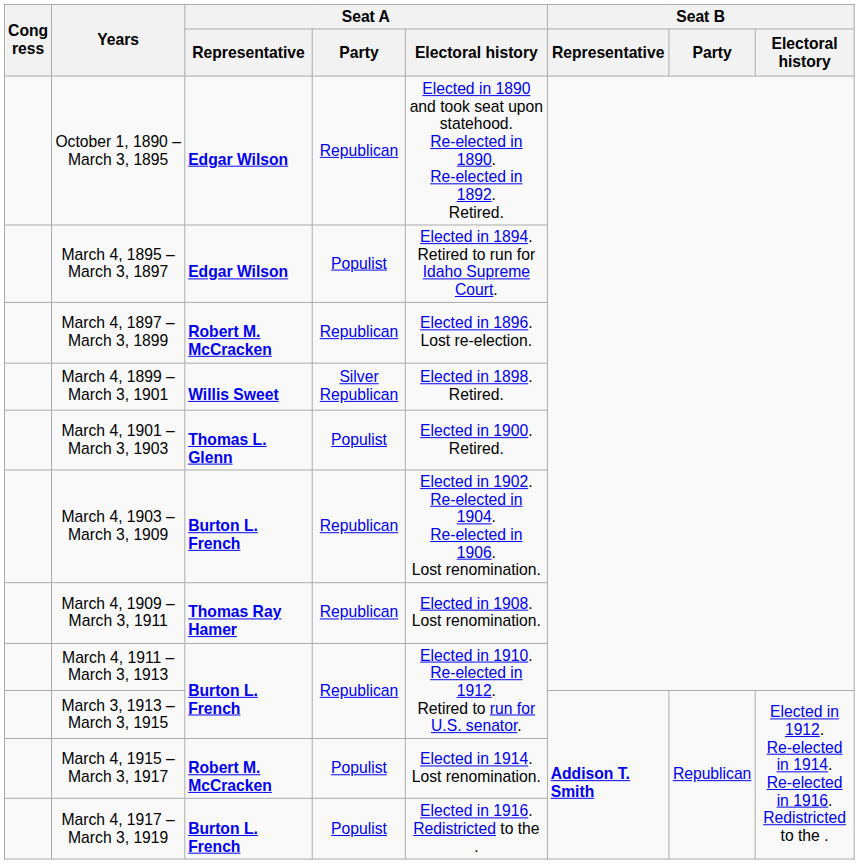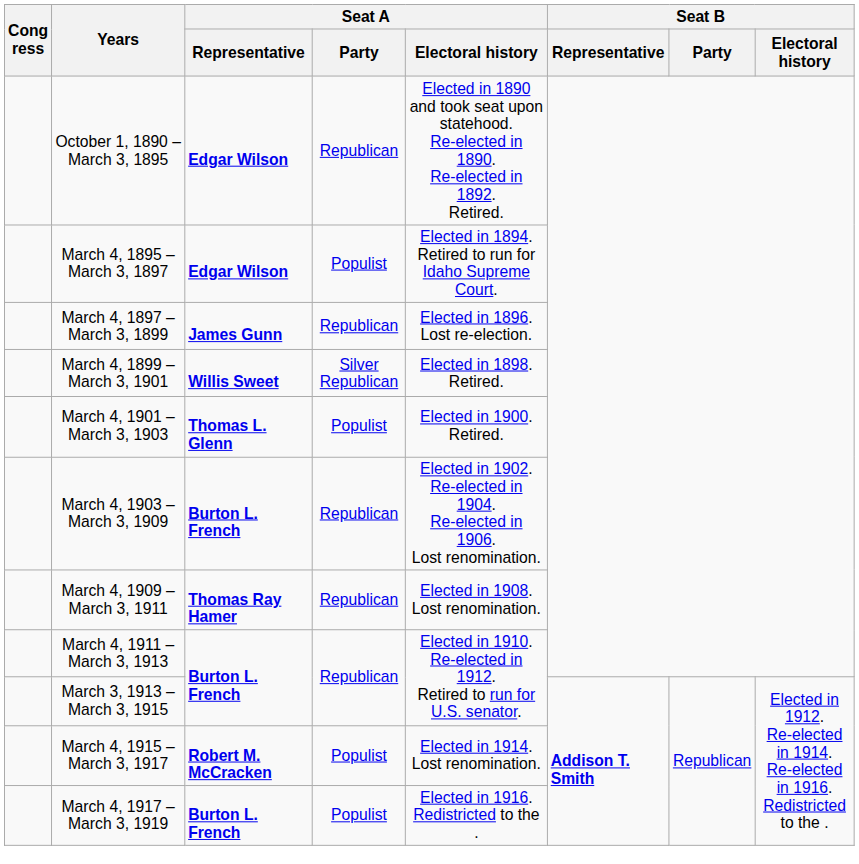(230, 341) Robert M. McCracken -> (235, 334) James Gunn
